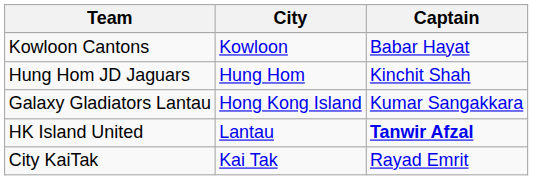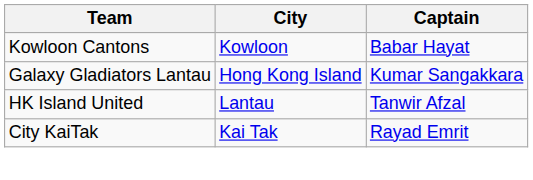- row: (99, 75)
(422, 132) bold -> (418, 103) normal
